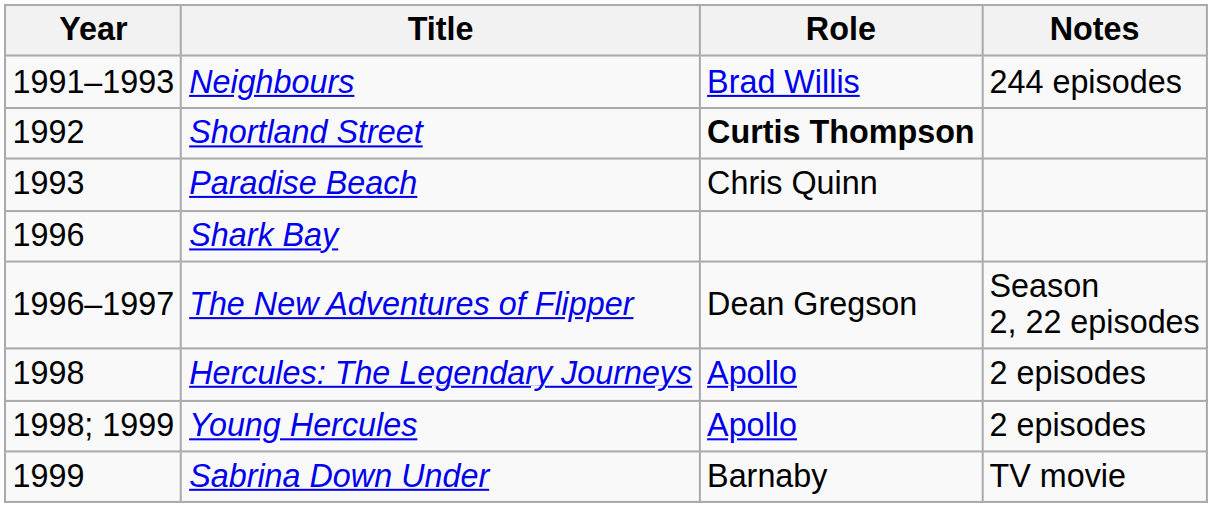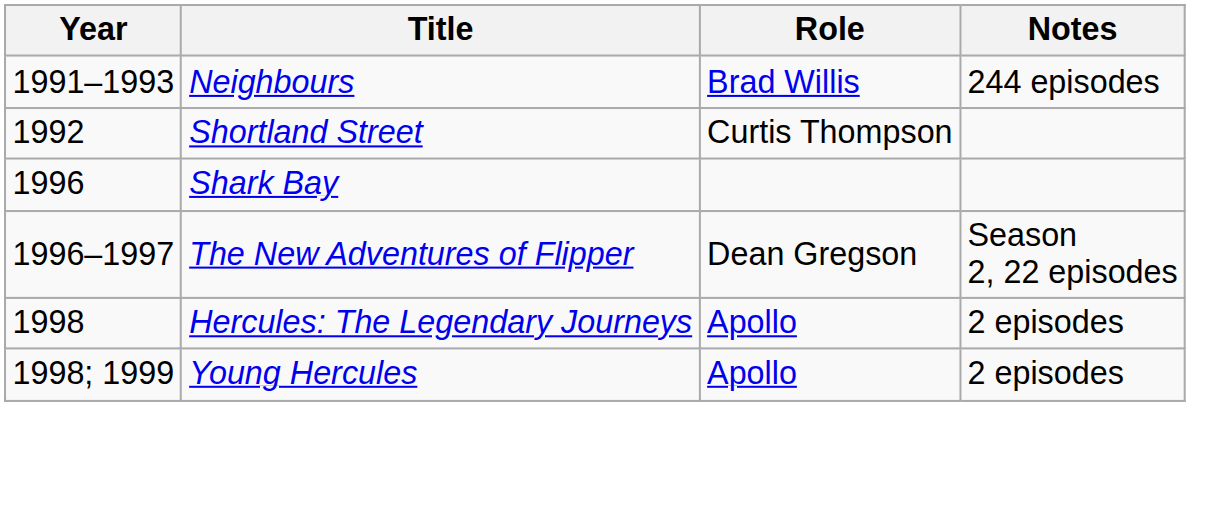(841, 132) bold -> (830, 132) normal
- row: (303, 183)
- row: (339, 476)
